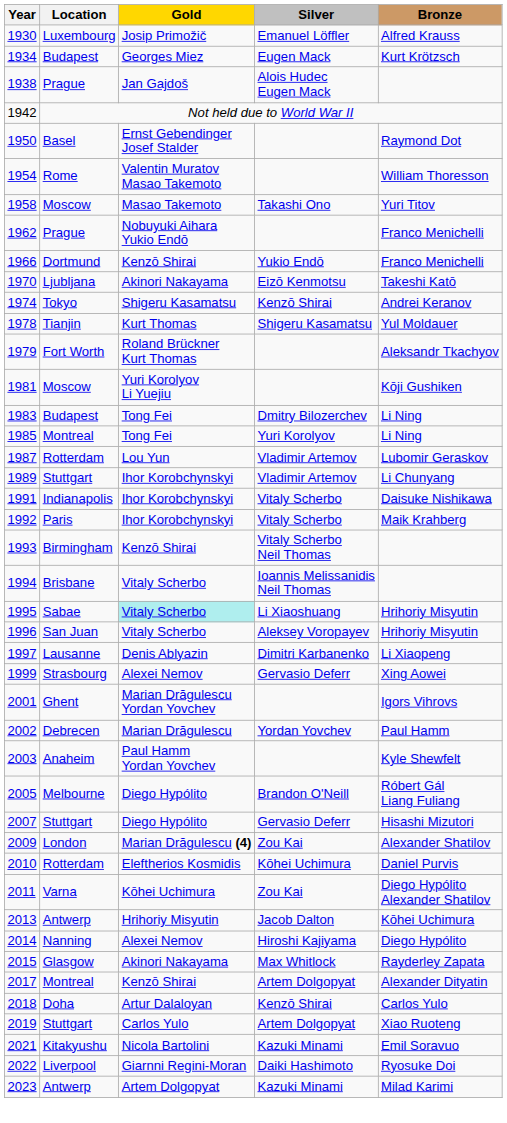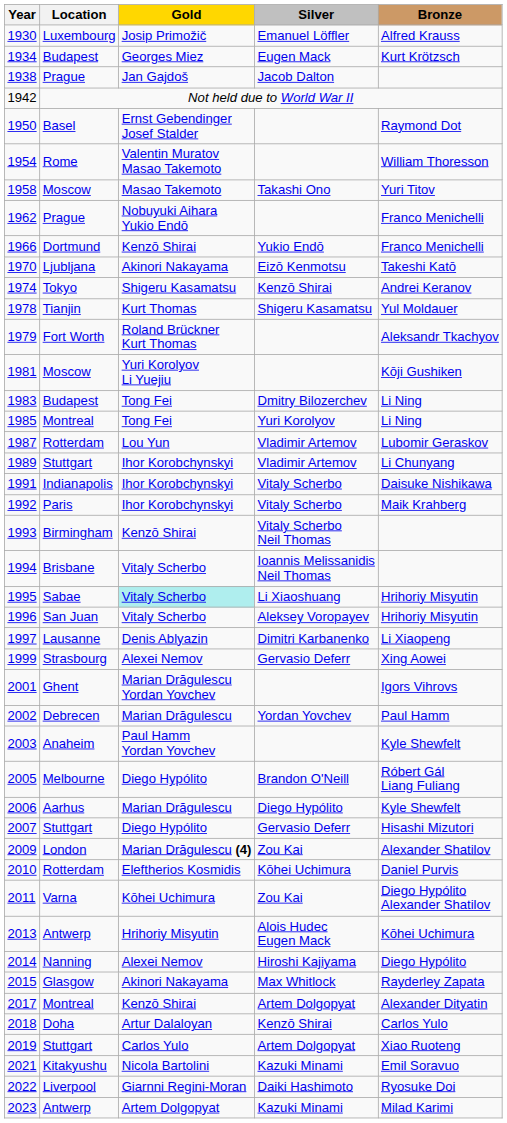(294, 84) Alois Hudec Eugen Mack -> (296, 77) Jacob Dalton
+ row: (22, 807)
(296, 920) Jacob Dalton -> (294, 933) Alois Hudec Eugen Mack
